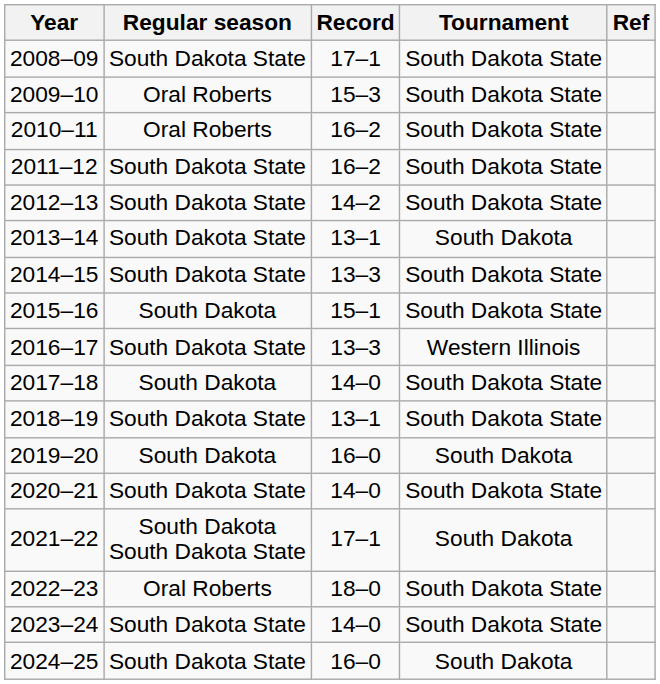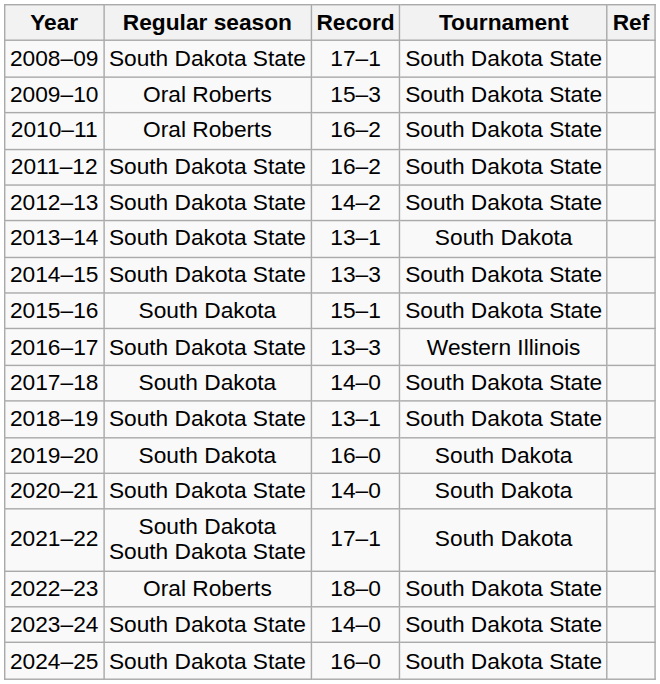(504, 490) South Dakota State -> (504, 490) South Dakota
(504, 660) South Dakota -> (504, 660) South Dakota State
